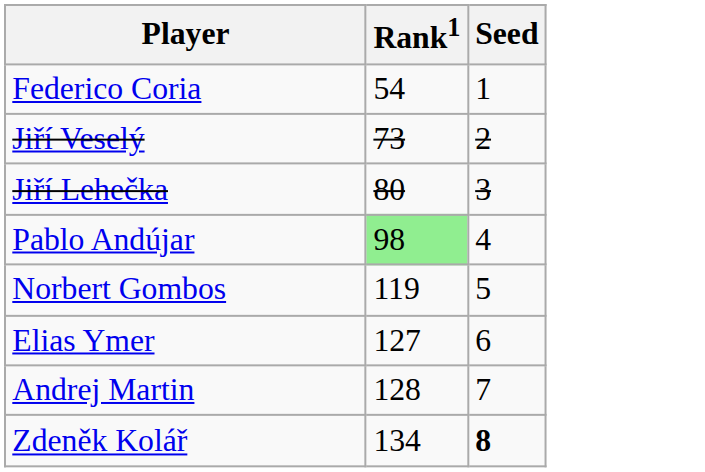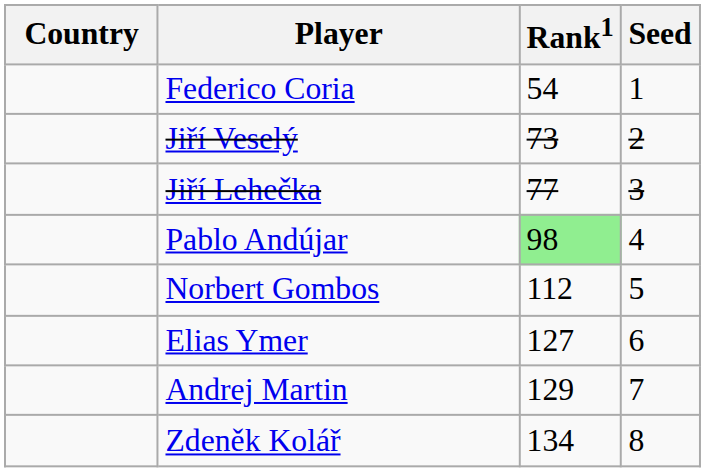+ column: (82, 33)
(389, 188) 80 -> (542, 188) 77
(397, 289) 119 -> (550, 289) 112
(397, 389) 128 -> (550, 389) 129
(483, 440) bold -> (636, 440) normal
